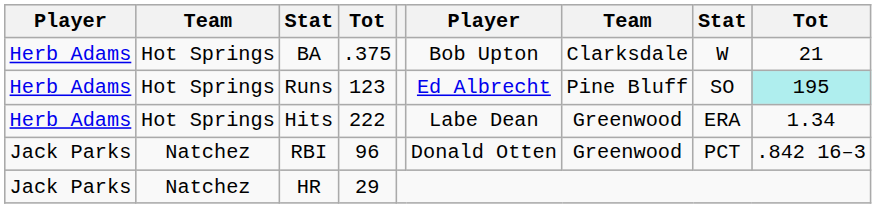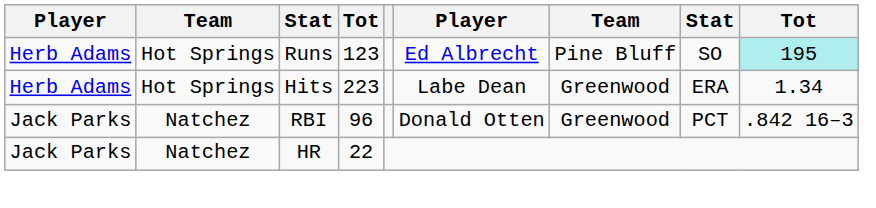- row: (309, 54)
(367, 120) 222 -> (361, 87) 223
(367, 187) 29 -> (361, 154) 22
